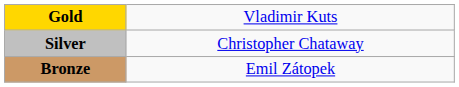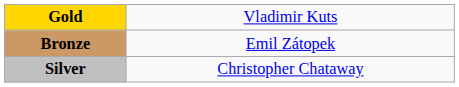rows swapped: (65, 43) <-> (65, 69)
